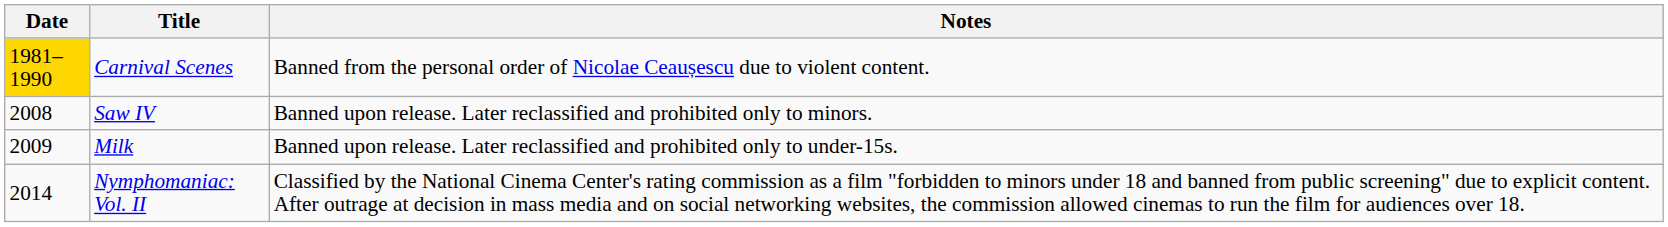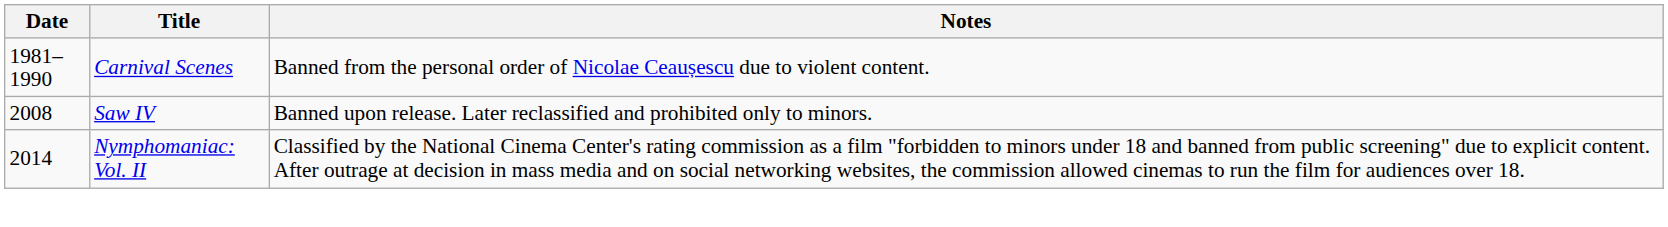(36, 67) gold background -> (36, 67) no background
- row: (114, 146)
